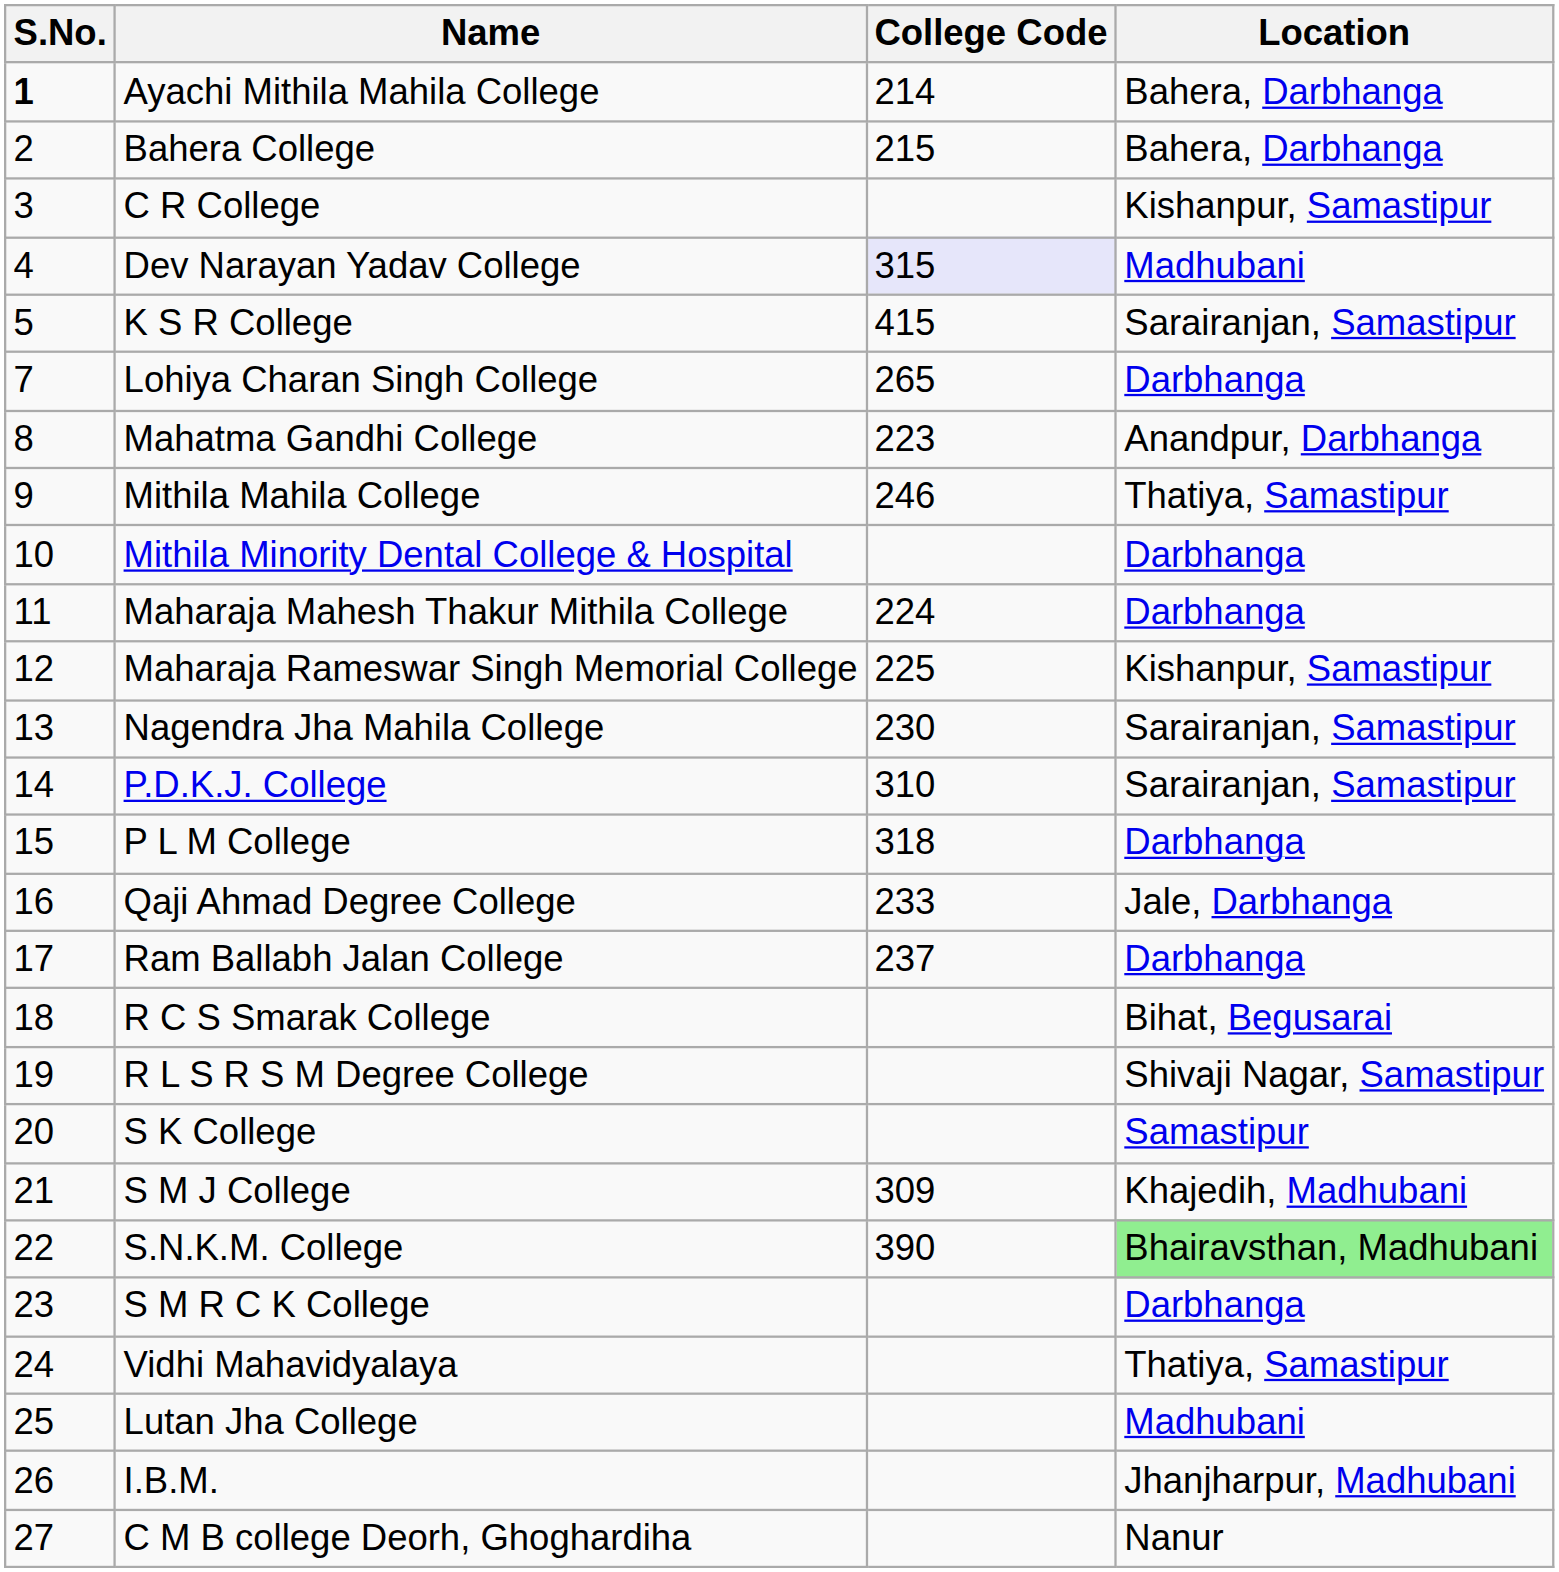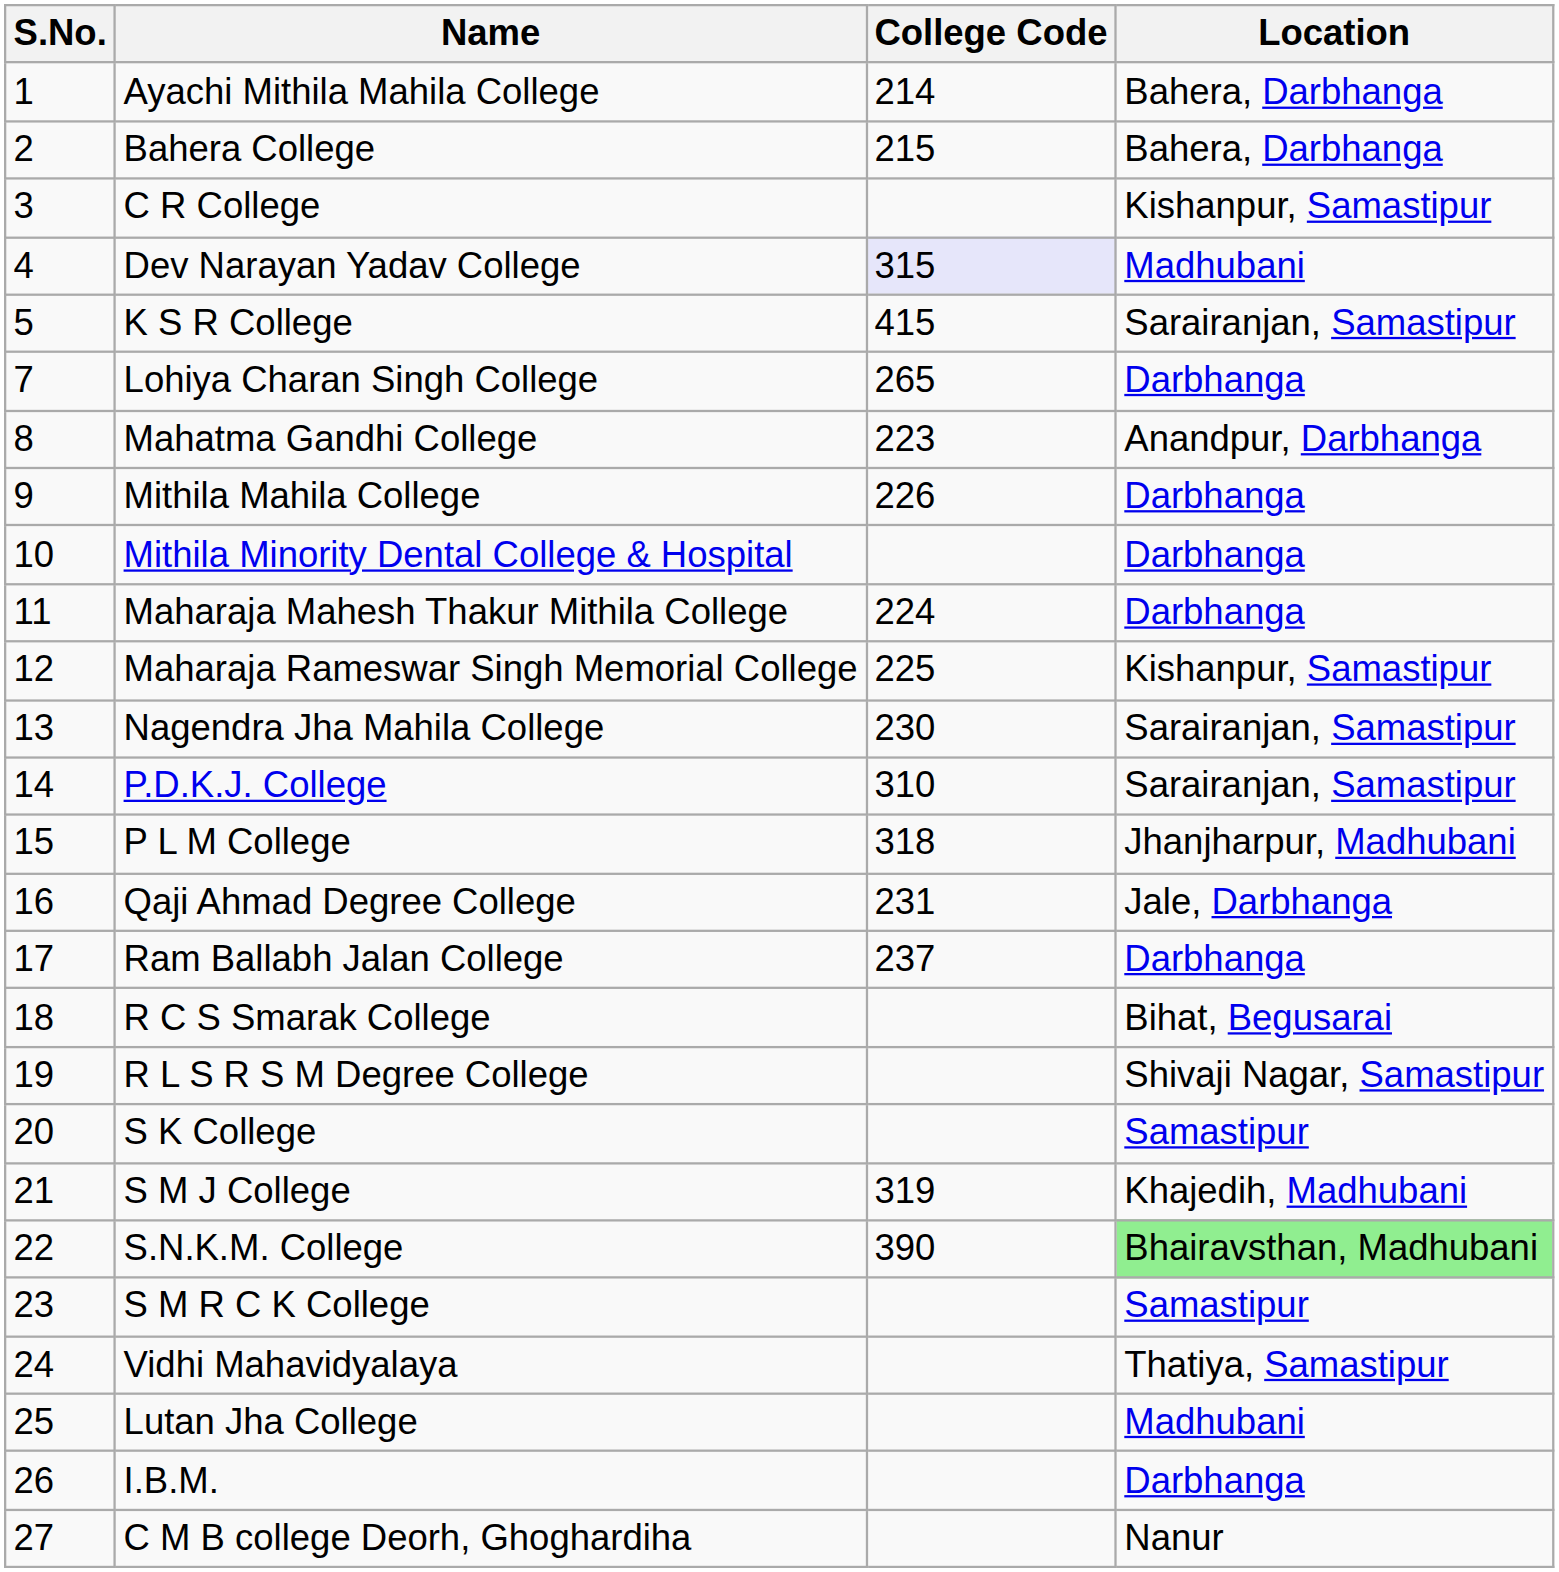(24, 91) bold -> (24, 91) normal
(905, 496) 246 -> (905, 496) 226
(1286, 496) Thatiya, Samastipur -> (1215, 496) Darbhanga
(1215, 843) Darbhanga -> (1320, 843) Jhanjharpur, Madhubani
(905, 901) 233 -> (905, 901) 231
(905, 1190) 309 -> (905, 1190) 319
(1215, 1306) Darbhanga -> (1217, 1306) Samastipur
(1320, 1479) Jhanjharpur, Madhubani -> (1215, 1479) Darbhanga
